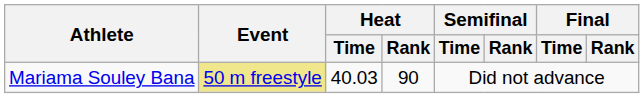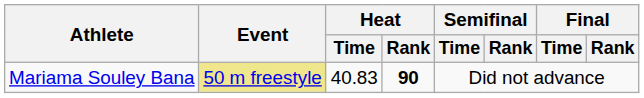(354, 78) 40.03 -> (354, 78) 40.83
(408, 78) normal -> (408, 78) bold
